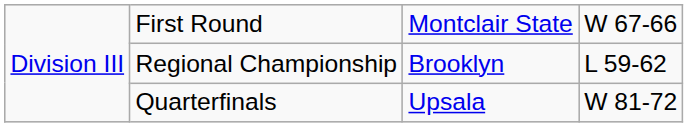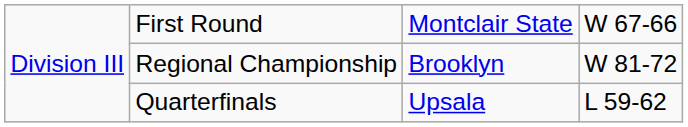(625, 63) L 59-62 -> (631, 63) W 81-72
(631, 102) W 81-72 -> (625, 102) L 59-62
